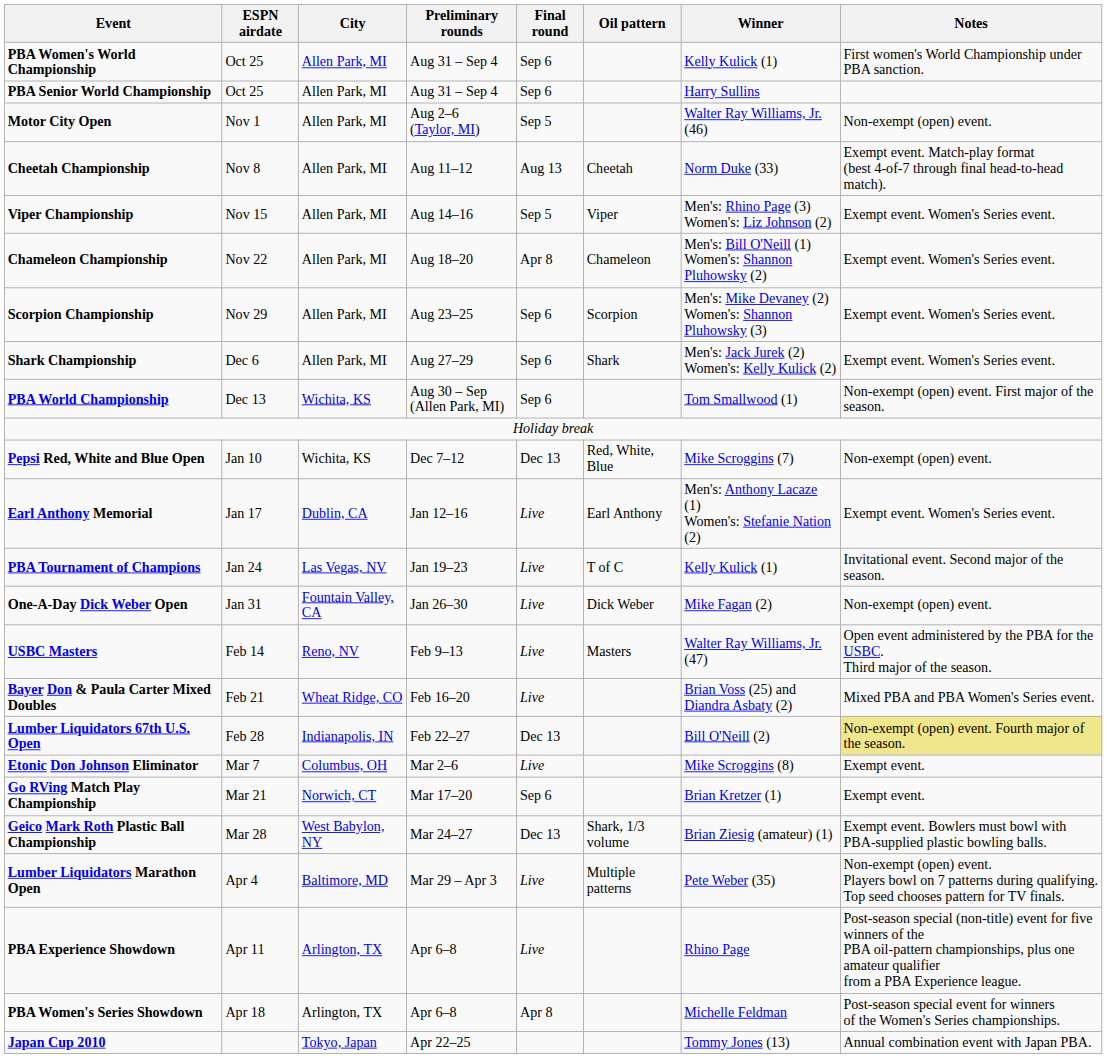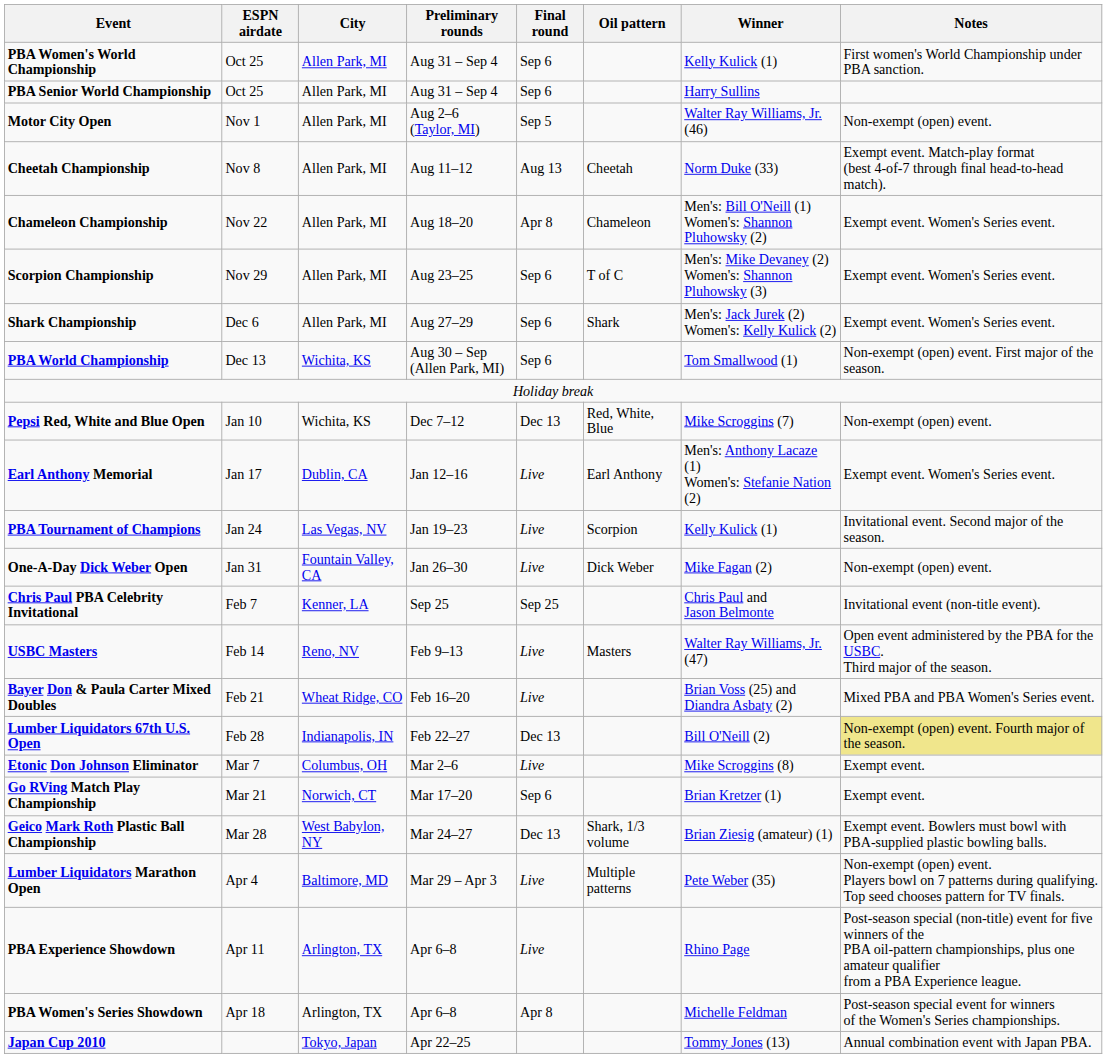- row: (70, 214)
(612, 314) Scorpion -> (605, 276) T of C
(605, 567) T of C -> (612, 529) Scorpion
+ row: (85, 605)
